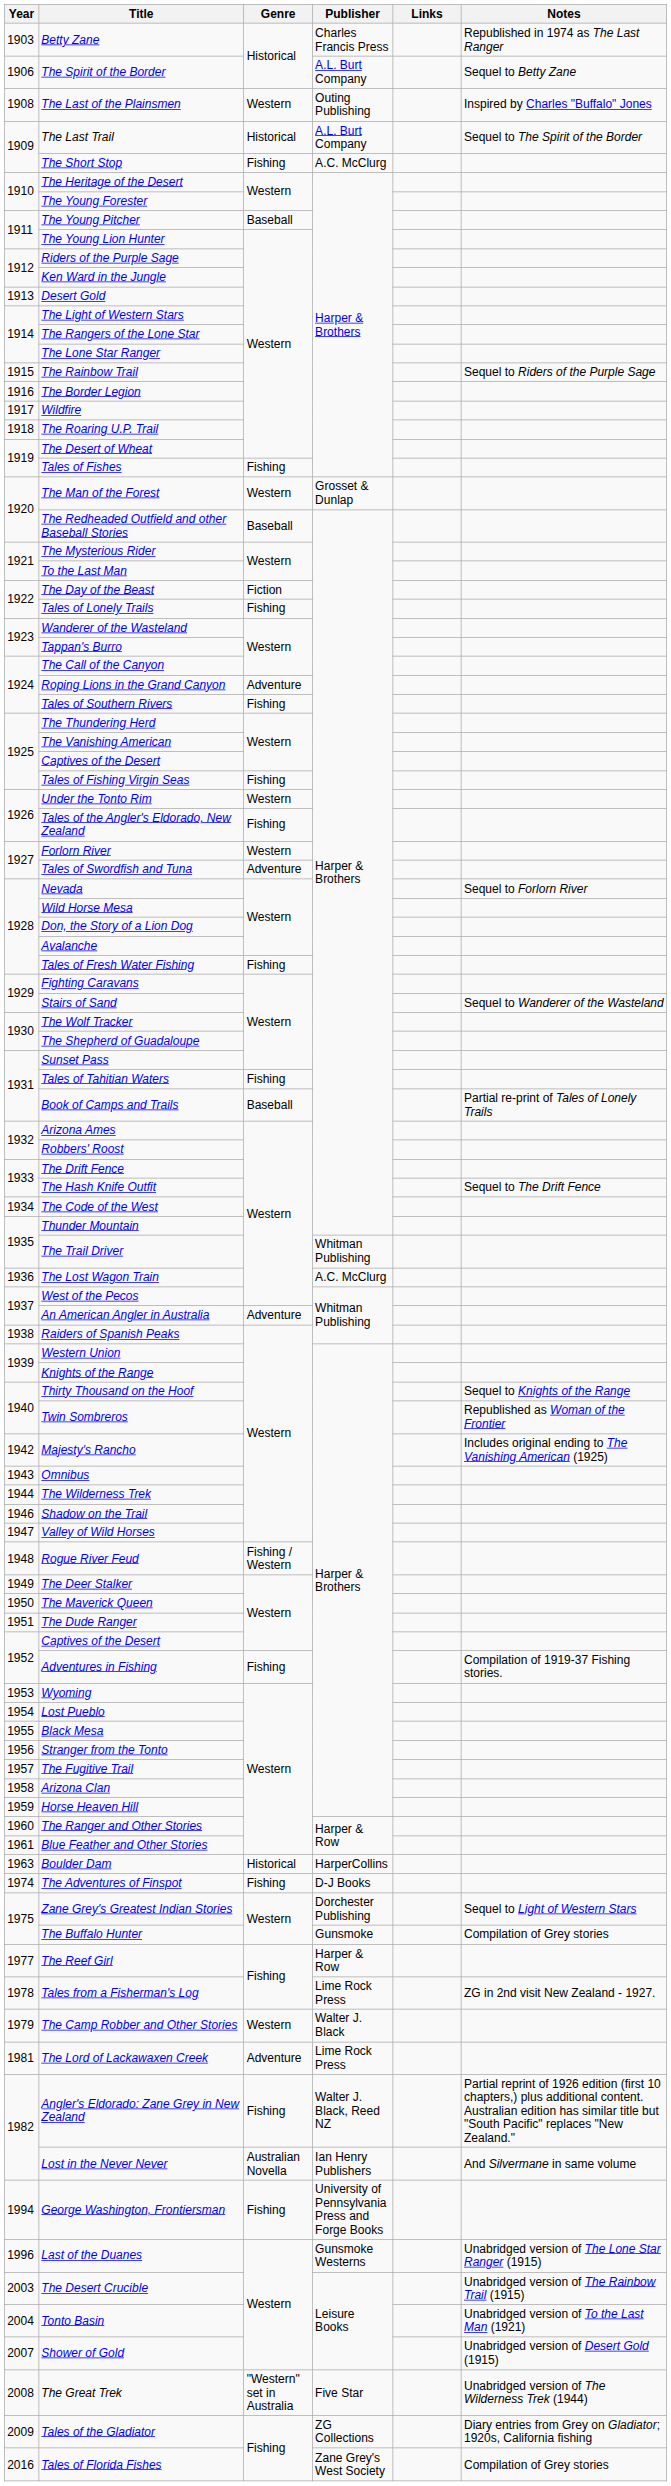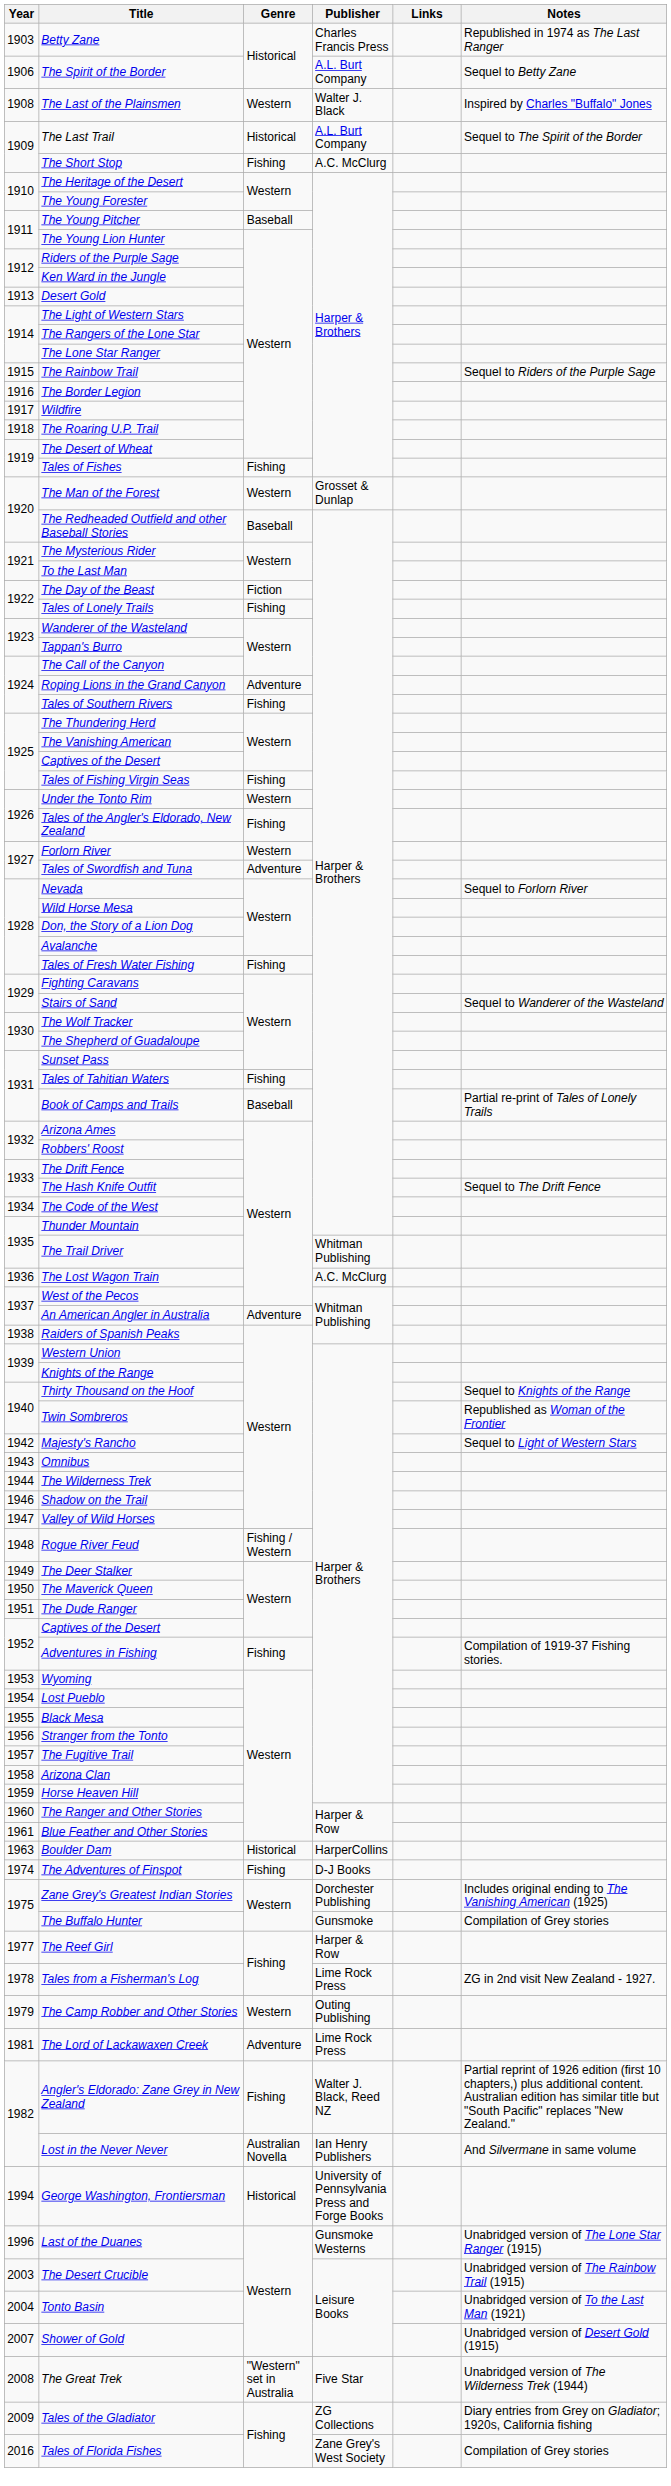(343, 104) Outing Publishing -> (339, 104) Walter J. Black
(546, 1449) Includes original ending to The Vanishing American (1925) -> (550, 1443) Sequel to Light of Western Stars
(550, 1909) Sequel to Light of Western Stars -> (546, 1895) Includes original ending to The Vanishing American (1925)
(339, 2025) Walter J. Black -> (343, 2012) Outing Publishing
(266, 2209) Fishing -> (271, 2196) Historical
